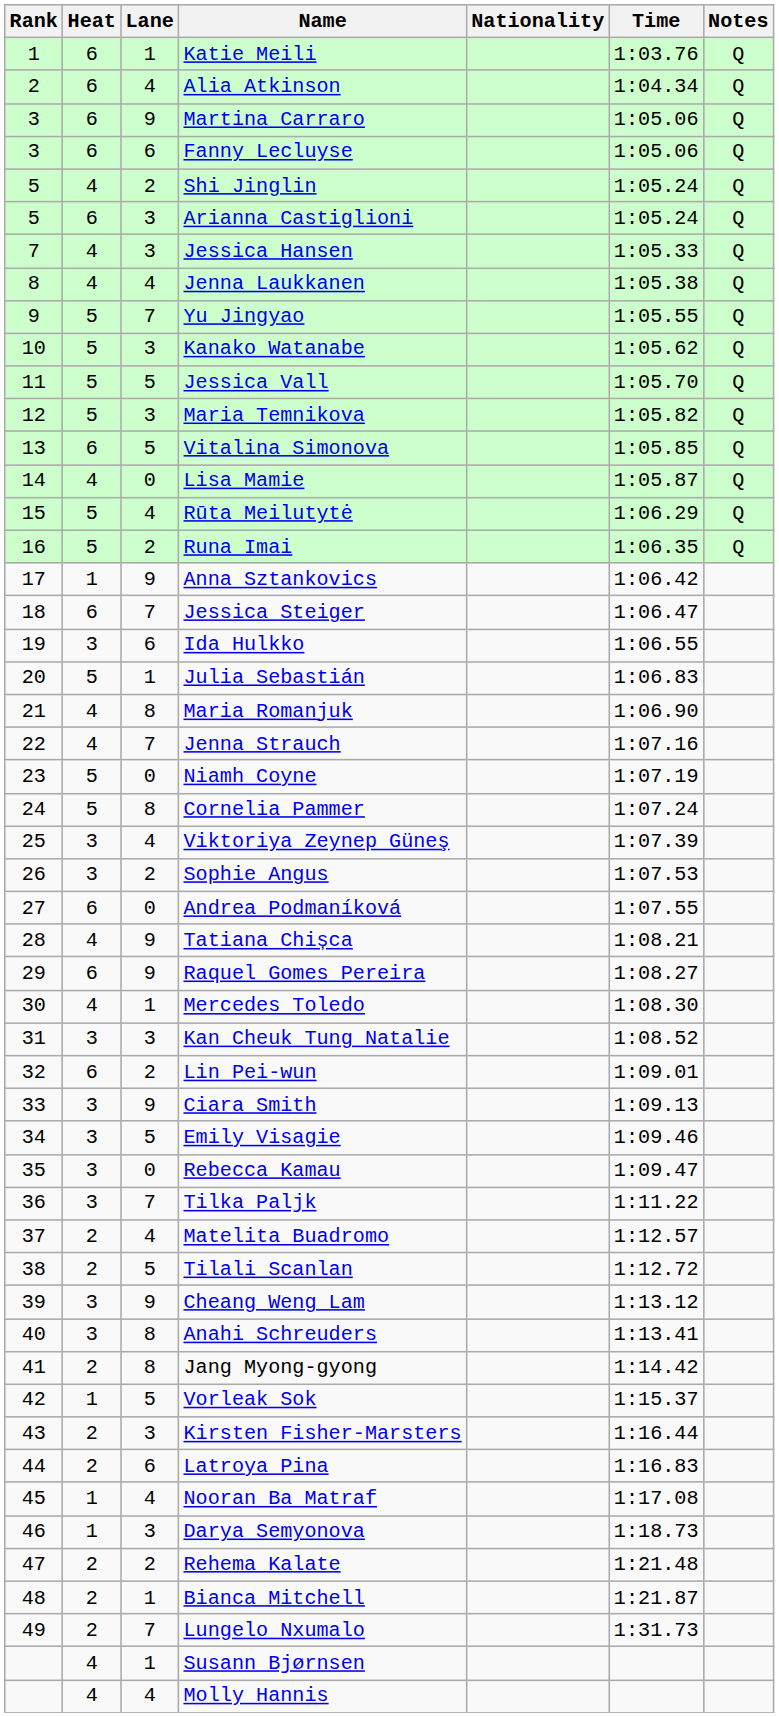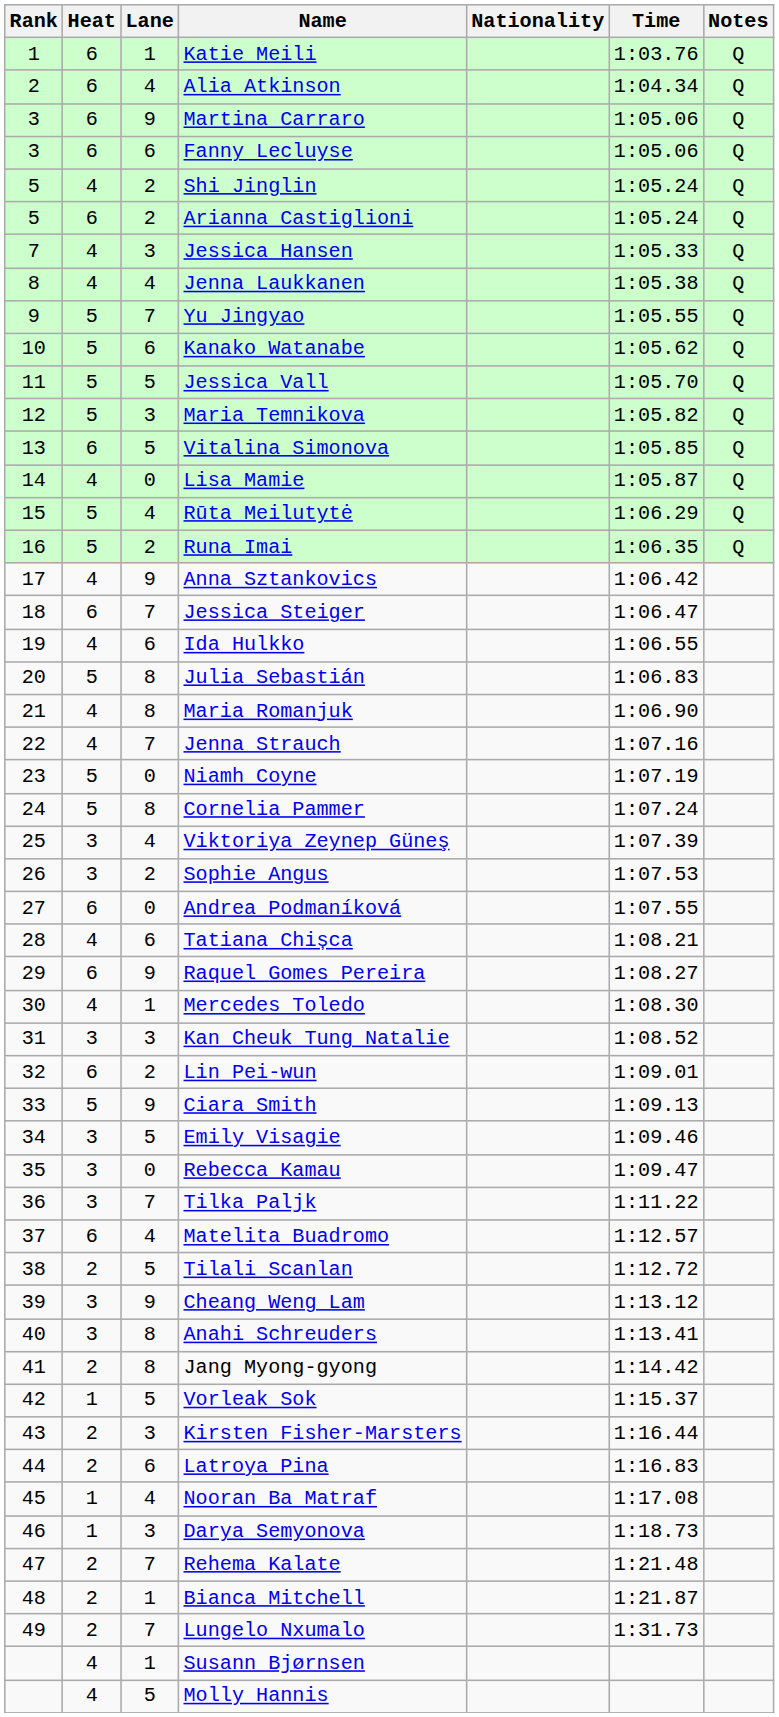(150, 218) 3 -> (150, 218) 2
(150, 350) 3 -> (150, 350) 6
(92, 579) 1 -> (92, 579) 4
(92, 645) 3 -> (92, 645) 4
(150, 678) 1 -> (150, 678) 8
(150, 941) 9 -> (150, 941) 6
(92, 1105) 3 -> (92, 1105) 5
(92, 1236) 2 -> (92, 1236) 6
(150, 1565) 2 -> (150, 1565) 7
(150, 1696) 4 -> (150, 1696) 5
